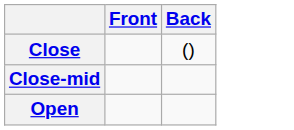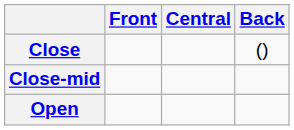+ column: (198, 19)
